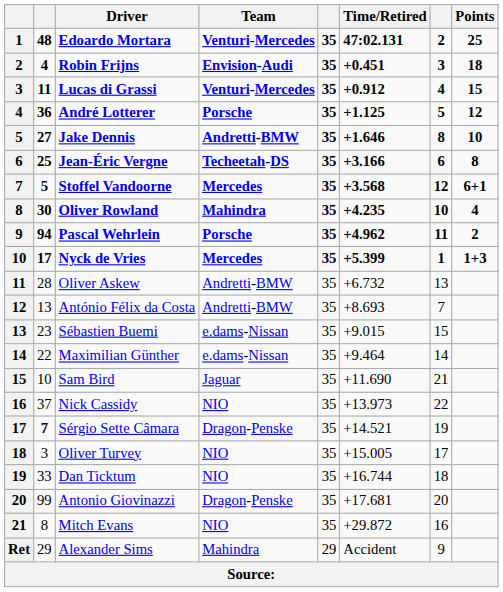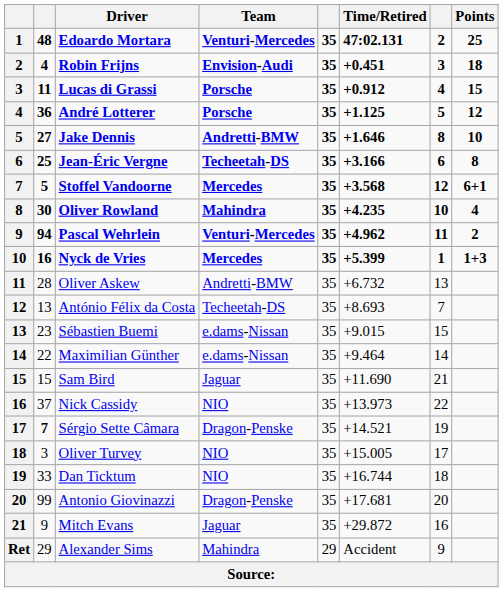(258, 88) Venturi-Mercedes -> (227, 88) Porsche
(227, 234) Porsche -> (258, 234) Venturi-Mercedes
(44, 258) 17 -> (44, 258) 16
(247, 307) Andretti-BMW -> (244, 307) Techeetah-DS
(44, 379) 10 -> (44, 379) 15
(44, 525) 8 -> (44, 525) 9
(215, 525) NIO -> (221, 525) Jaguar
